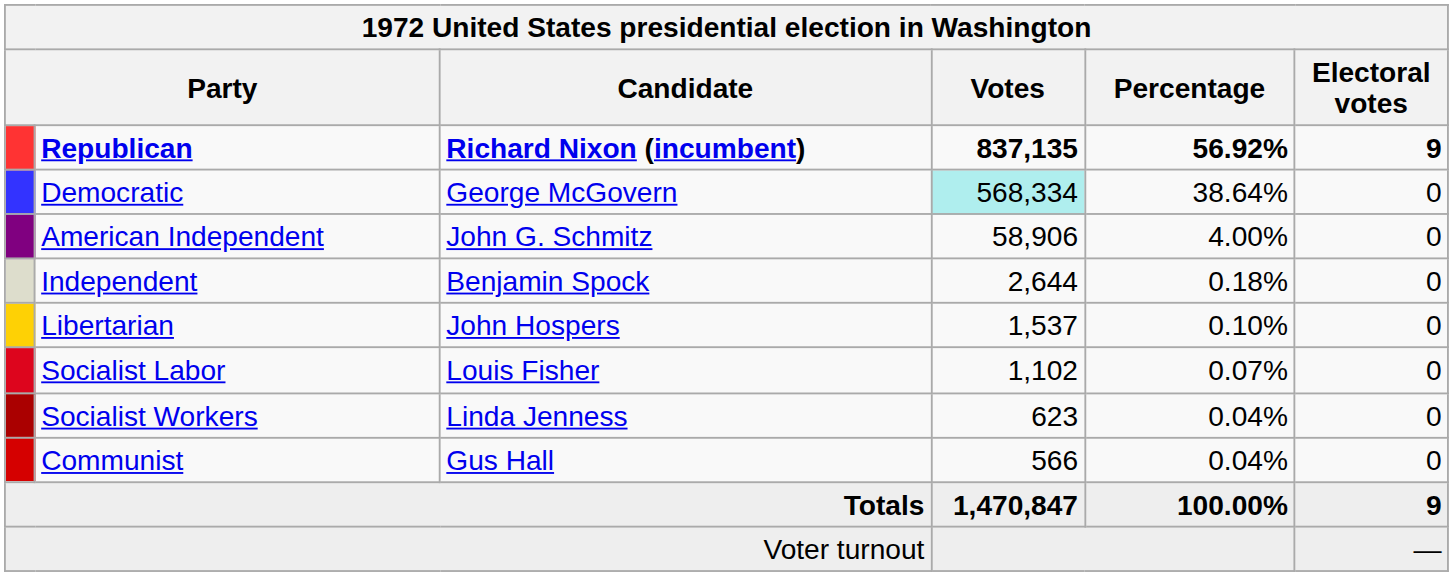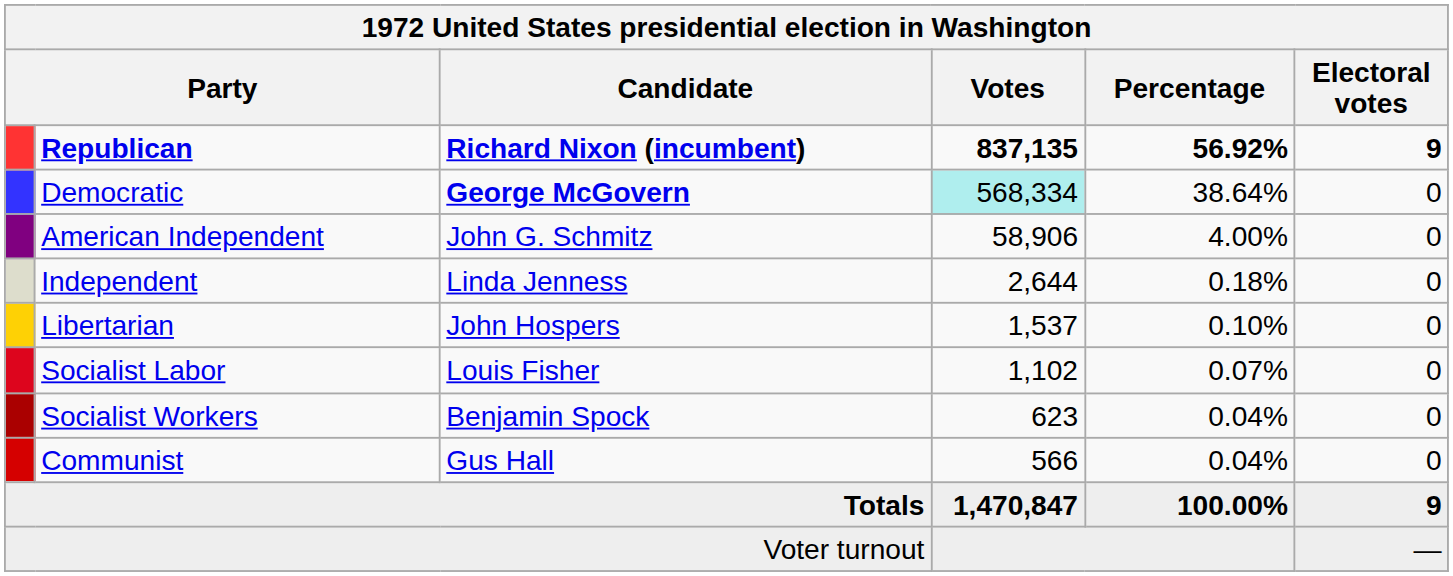(562, 192) normal -> (568, 192) bold
(548, 281) Benjamin Spock -> (537, 281) Linda Jenness
(537, 415) Linda Jenness -> (548, 415) Benjamin Spock
